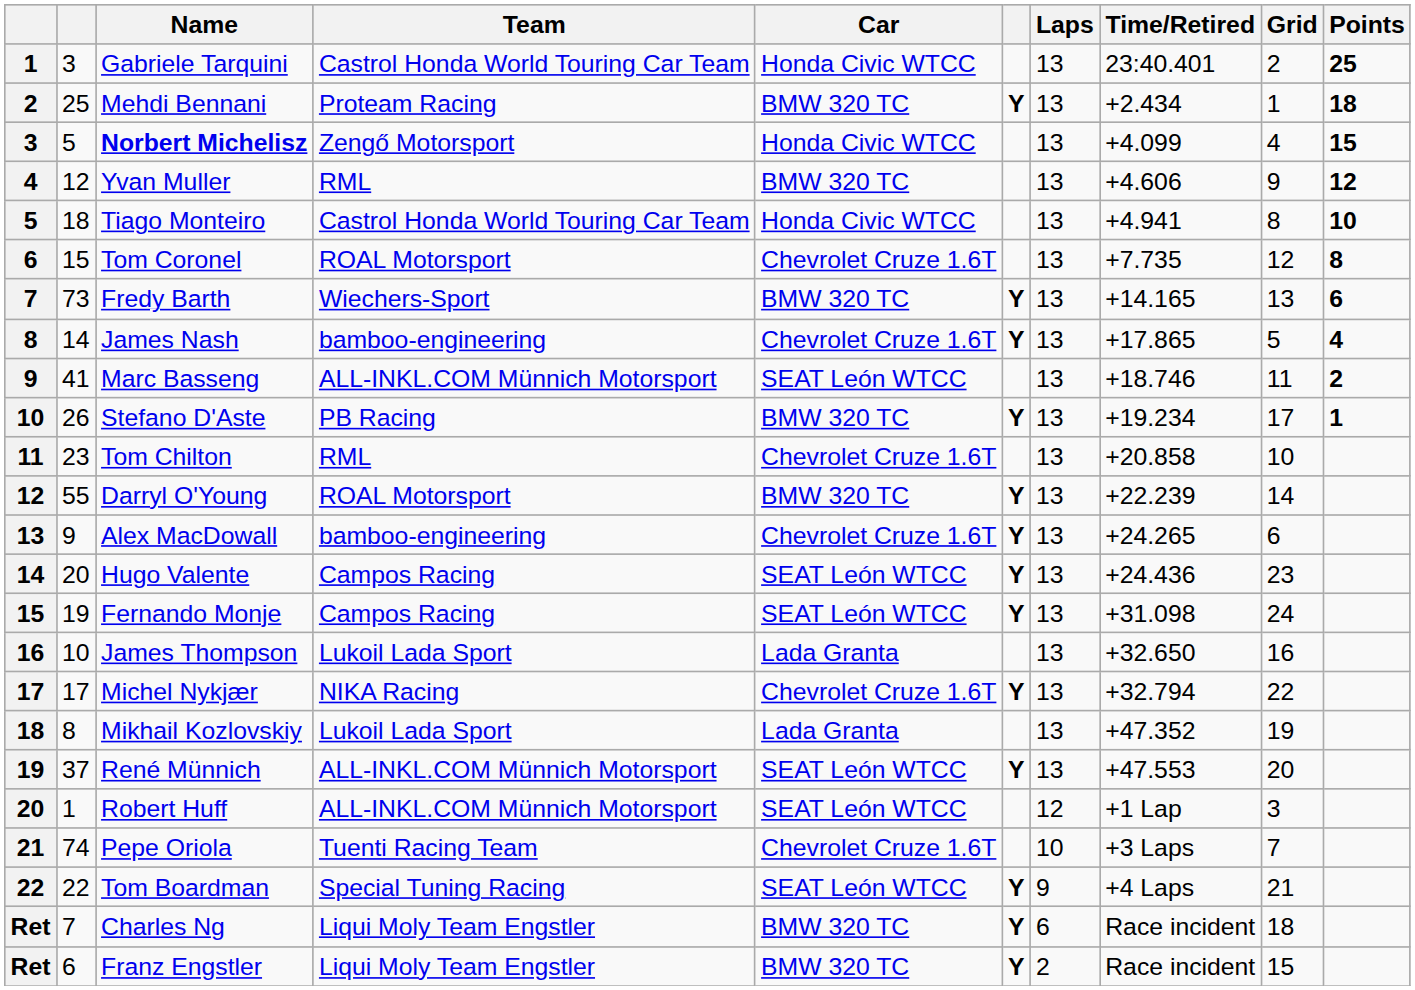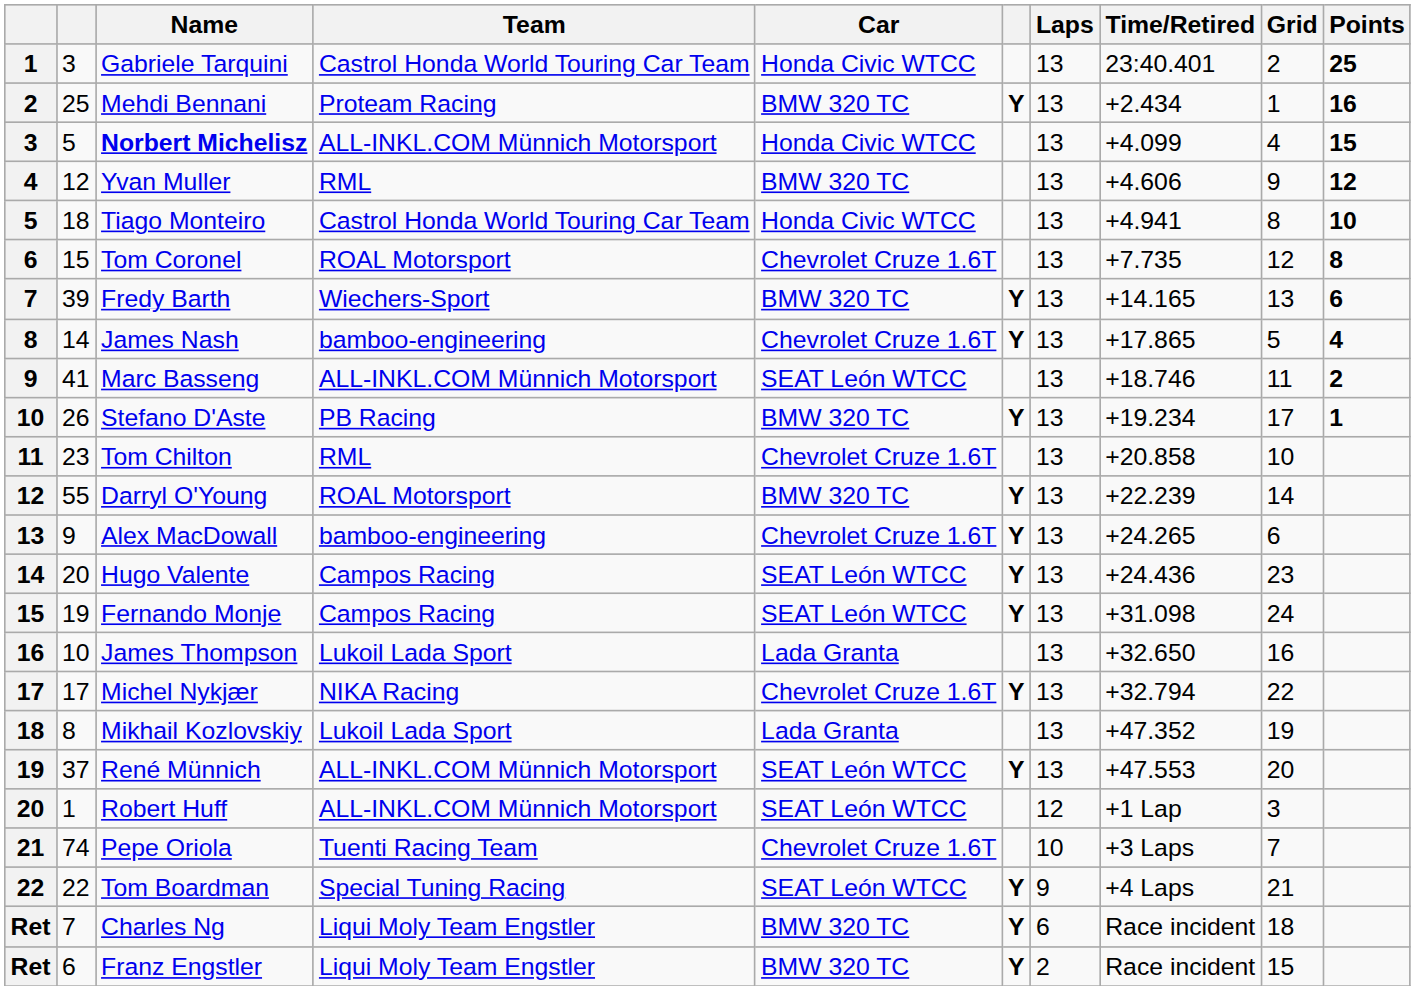(1343, 103) 18 -> (1343, 103) 16
(417, 142) Zengő Motorsport -> (518, 142) ALL-INKL.COM Münnich Motorsport
(76, 299) 73 -> (76, 299) 39
